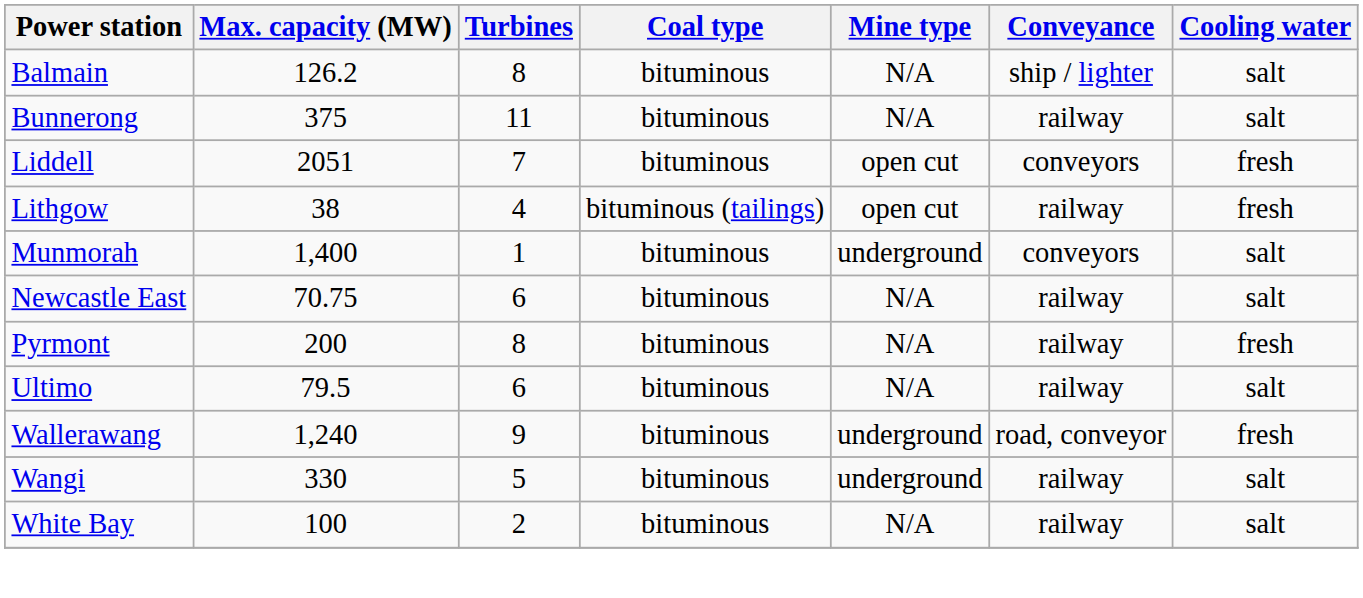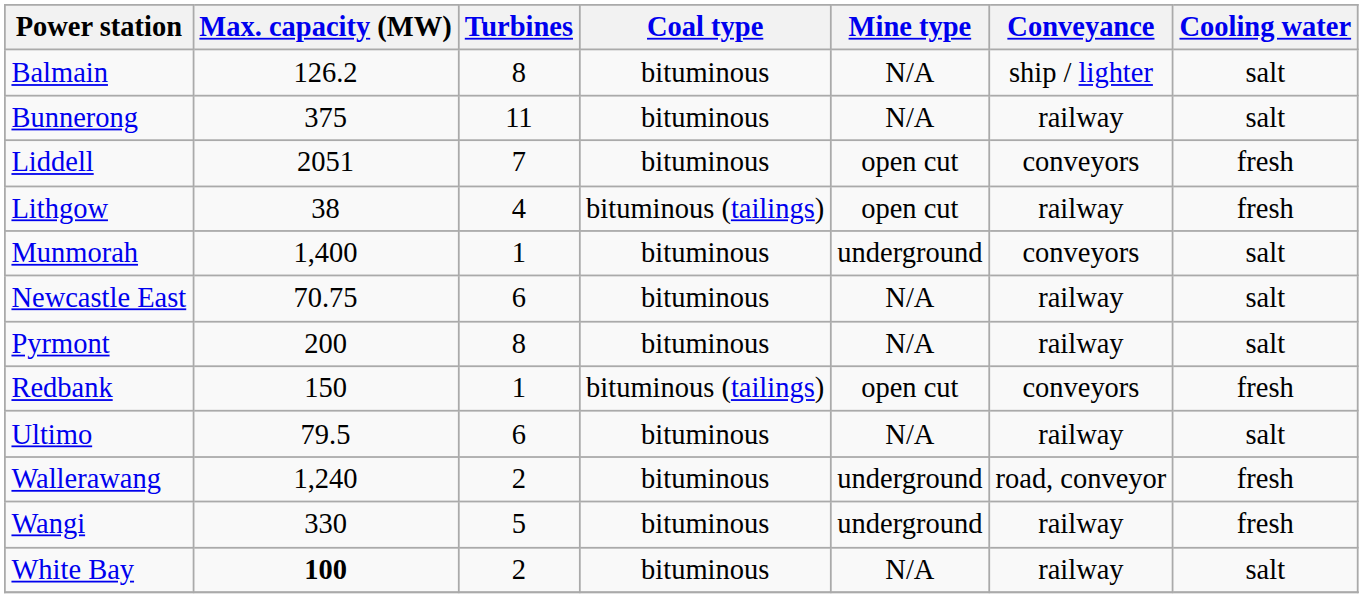(1265, 343) fresh -> (1265, 343) salt
+ row: (62, 388)
(519, 433) 9 -> (519, 478) 2
(1265, 478) salt -> (1265, 523) fresh
(326, 523) normal -> (326, 569) bold
